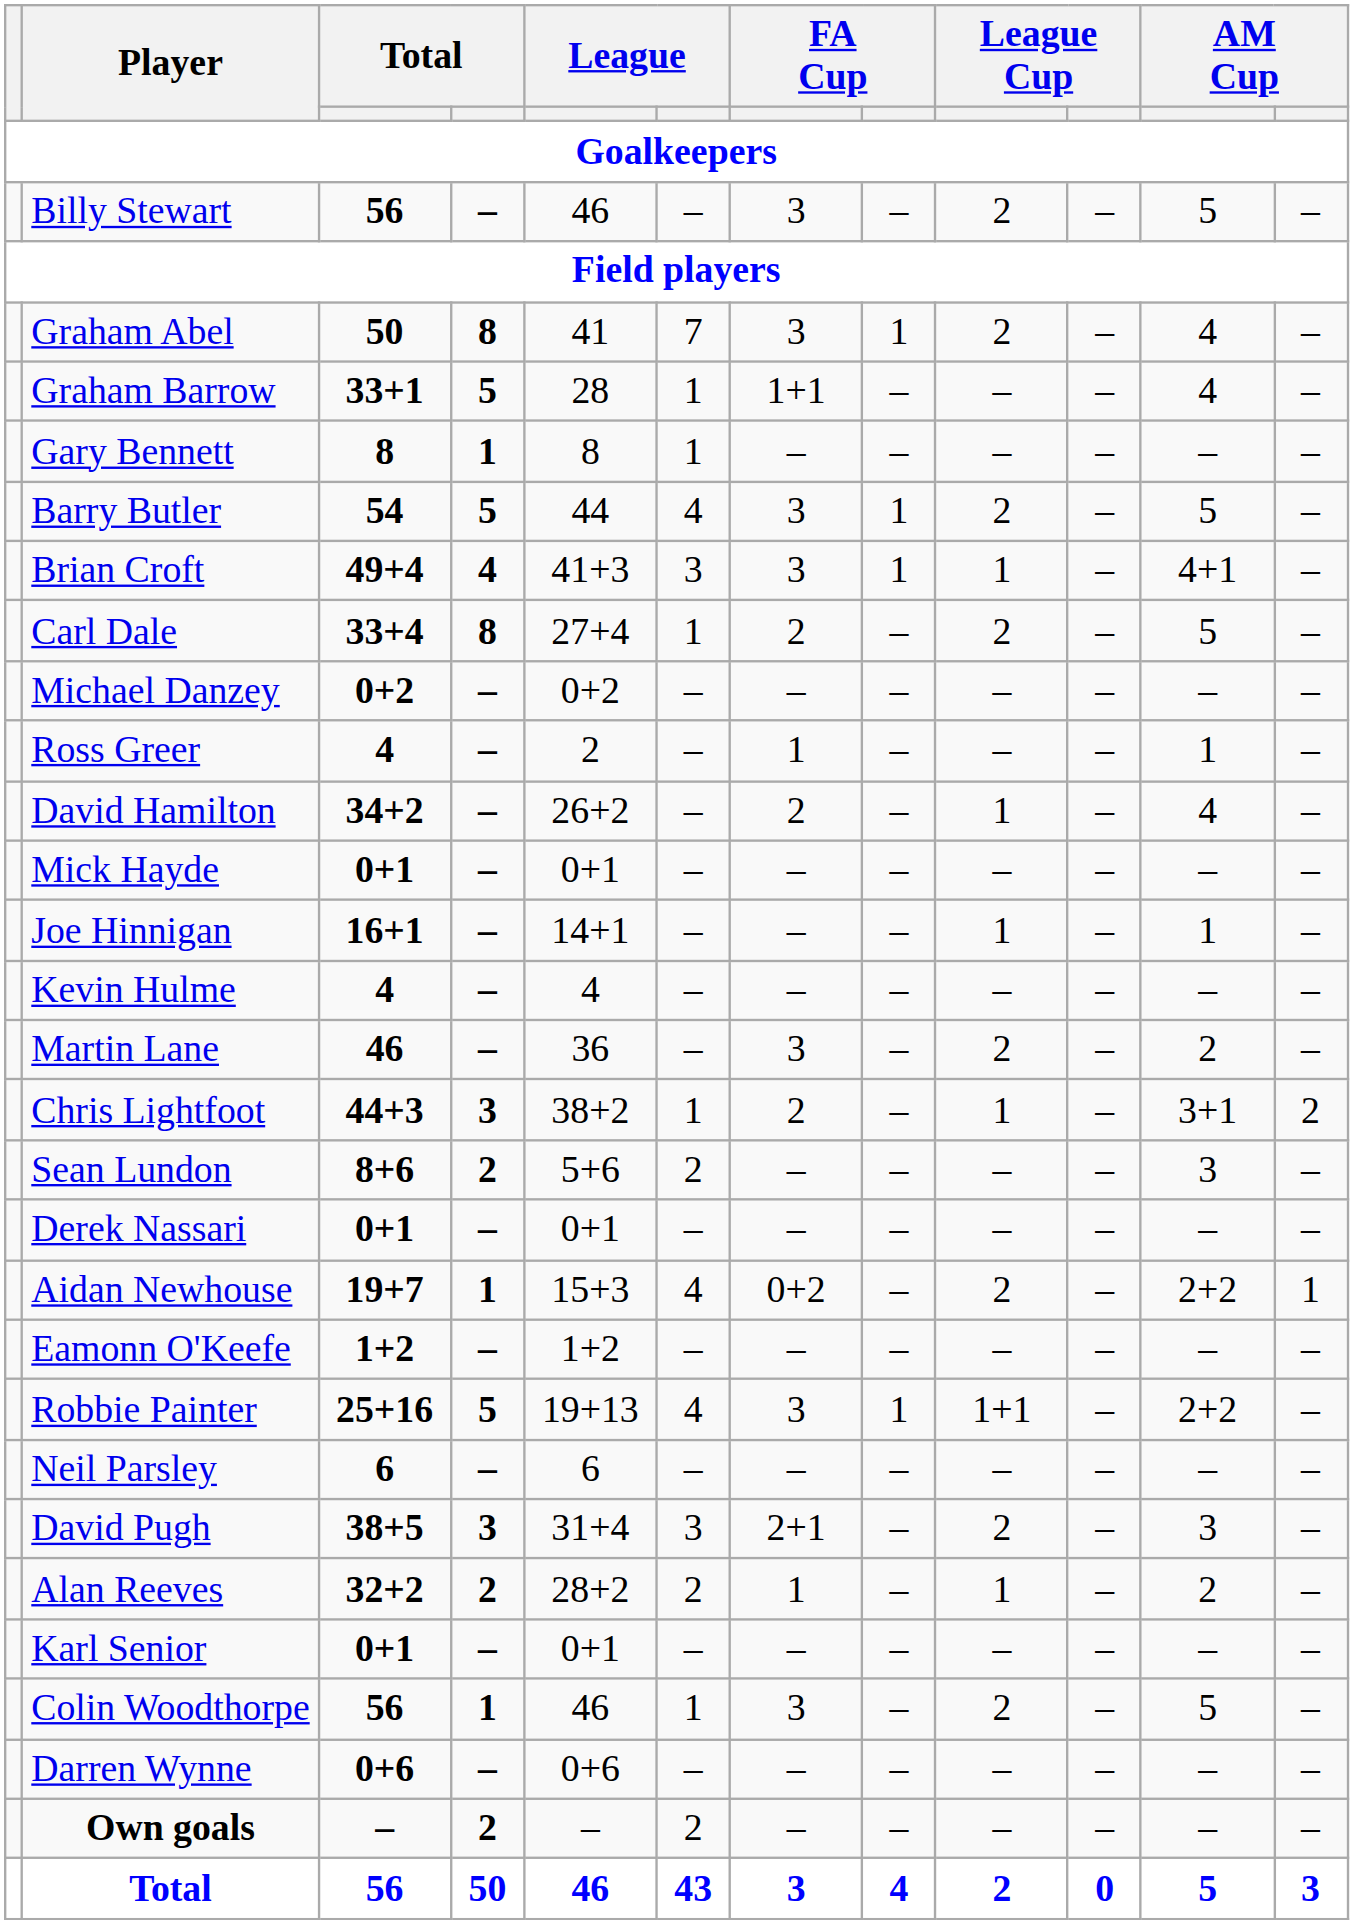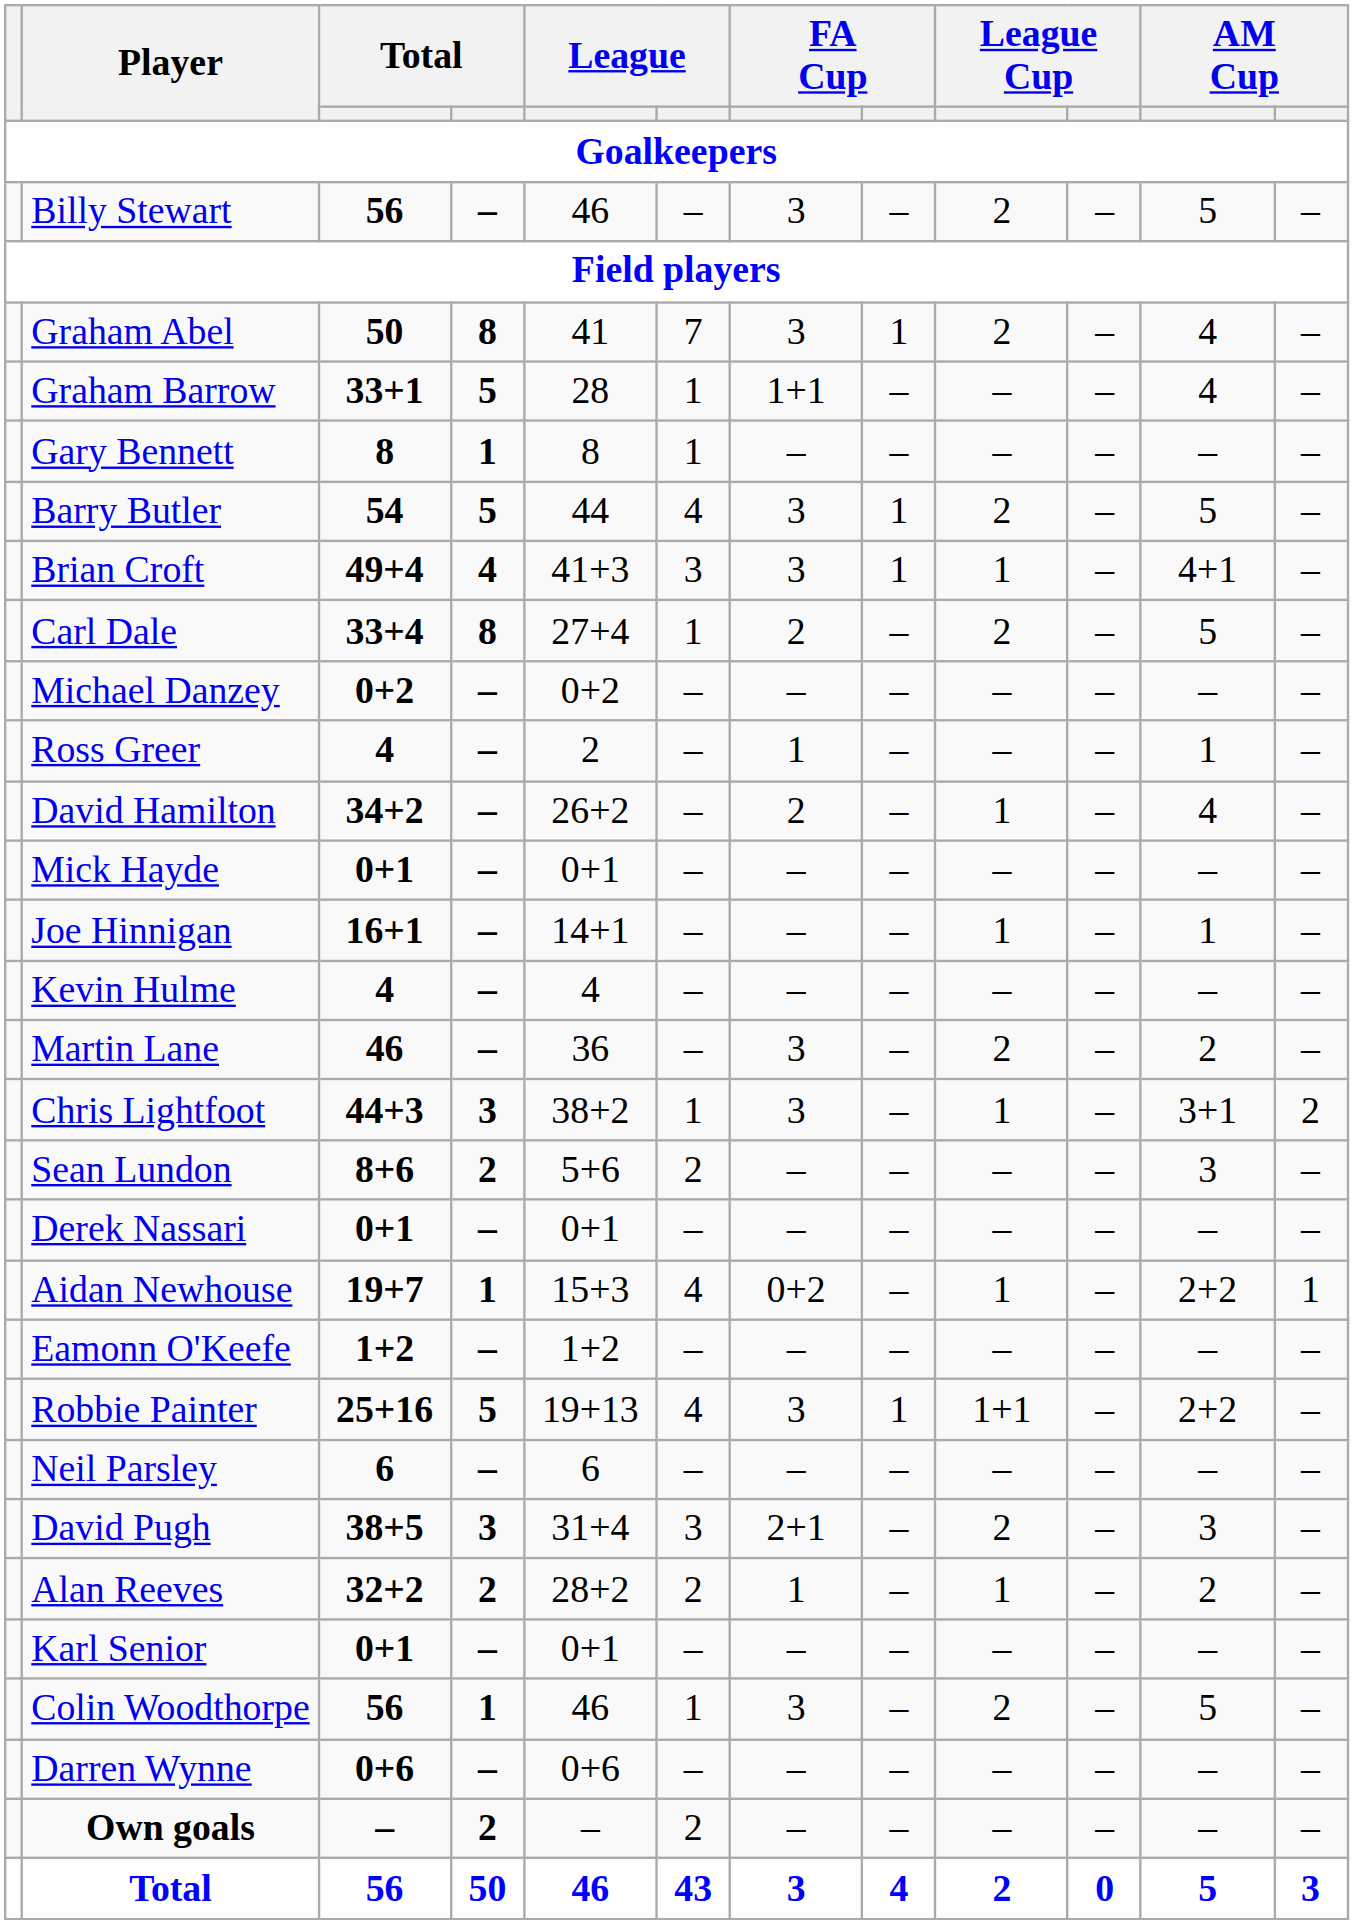(796, 1109) 2 -> (796, 1109) 3
(1002, 1289) 2 -> (1002, 1289) 1
